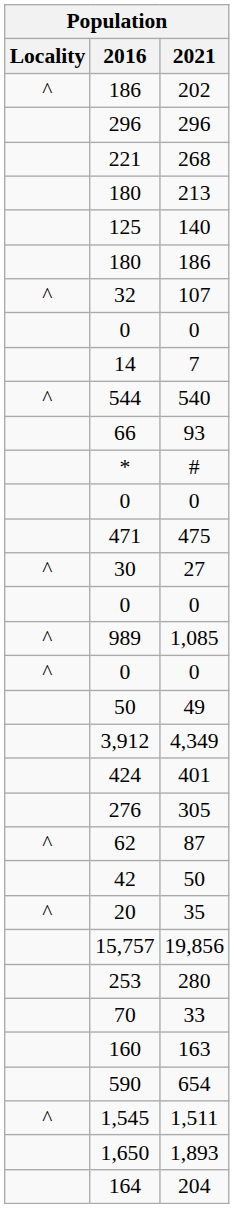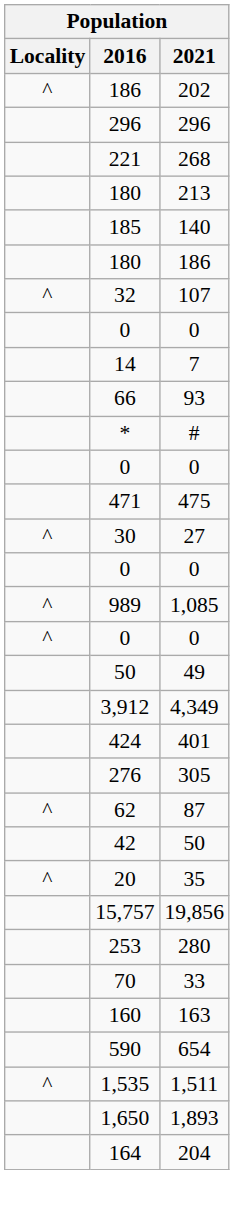(125, 227) 125 -> (125, 227) 185
- row: (47, 398)
(125, 1117) 1,545 -> (125, 1083) 1,535
